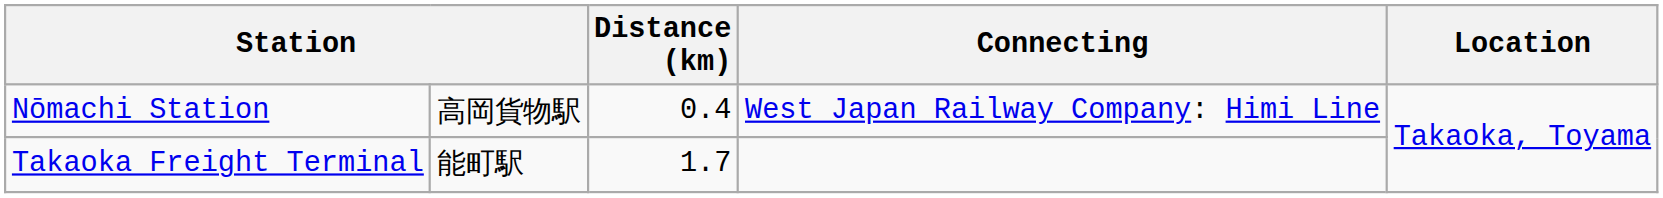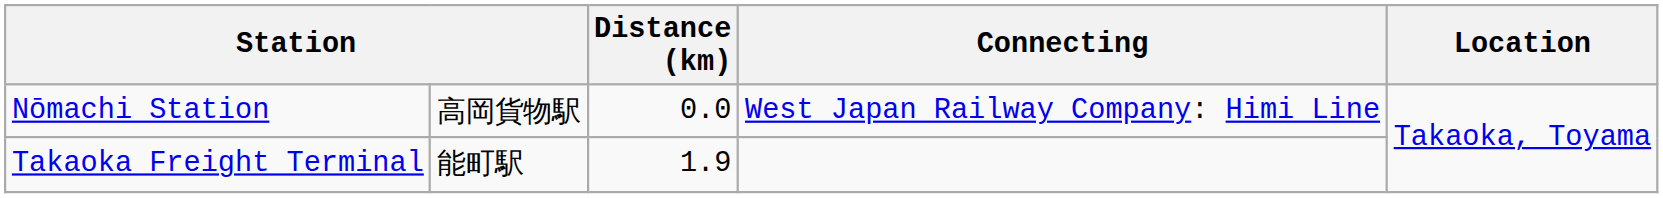(706, 111) 0.4 -> (706, 111) 0.0
(706, 165) 1.7 -> (706, 165) 1.9
